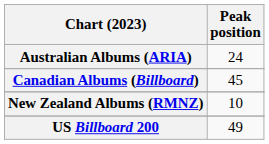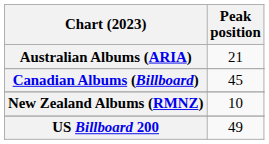(236, 56) 24 -> (236, 56) 21
